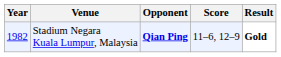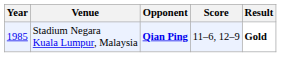(17, 37) 1982 -> (17, 37) 1985
